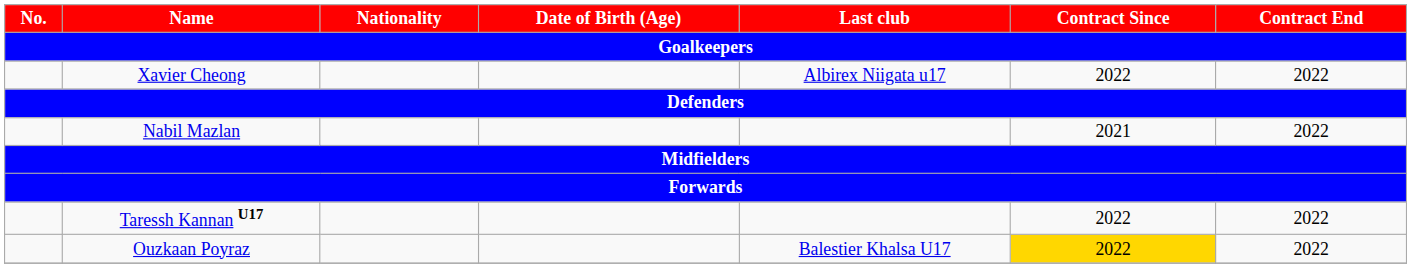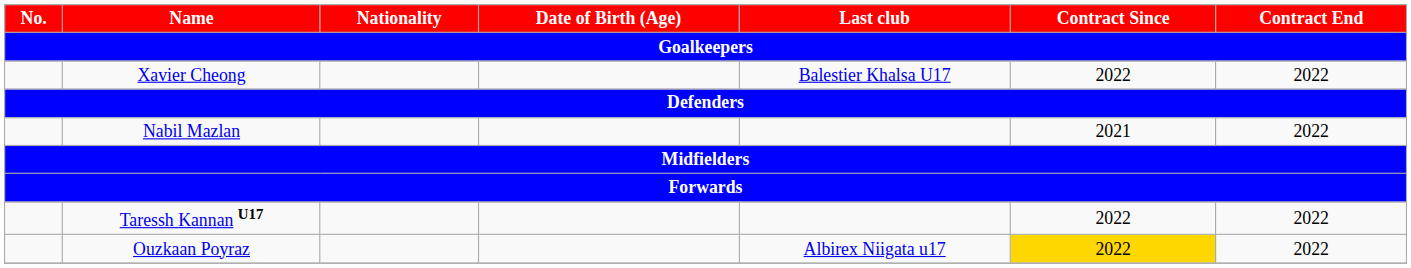(875, 74) Albirex Niigata u17 -> (875, 74) Balestier Khalsa U17
(875, 248) Balestier Khalsa U17 -> (875, 248) Albirex Niigata u17
